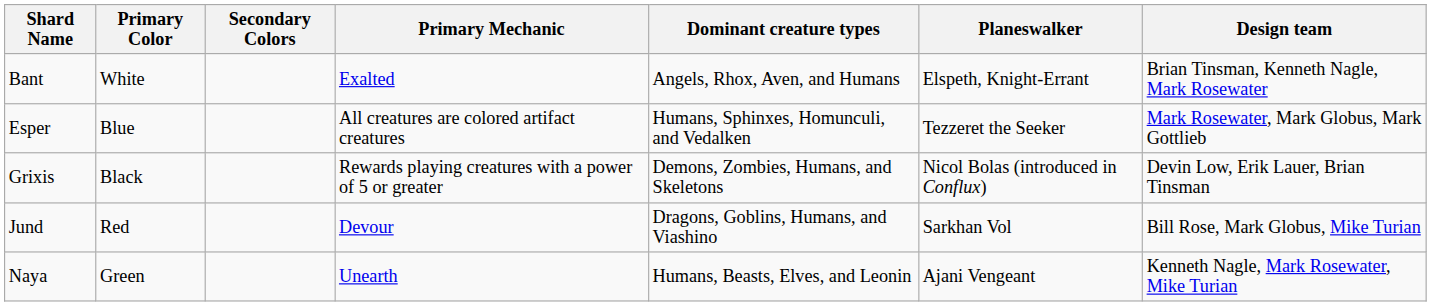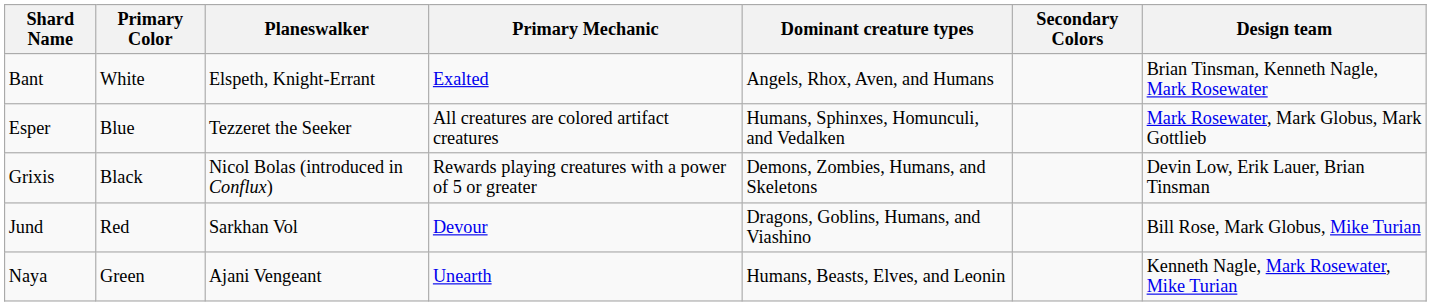columns swapped: (270, 29) <-> (1030, 29)
